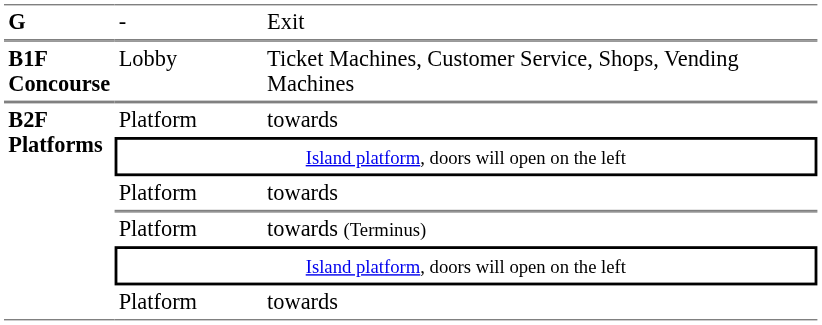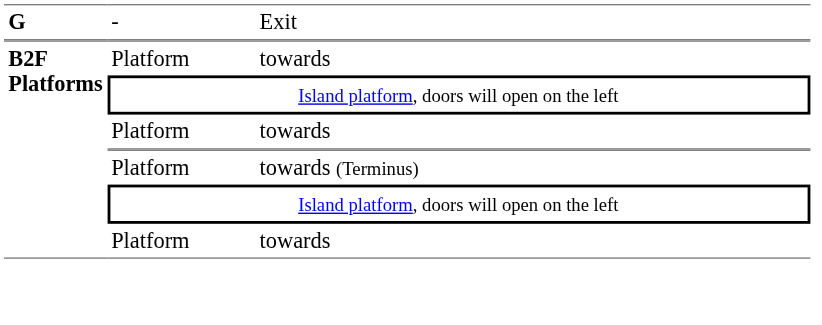- row: (148, 58)
